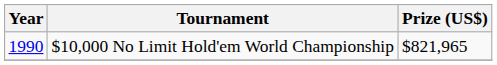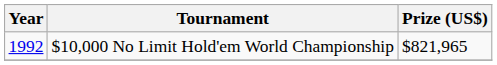(26, 45) 1990 -> (26, 45) 1992
